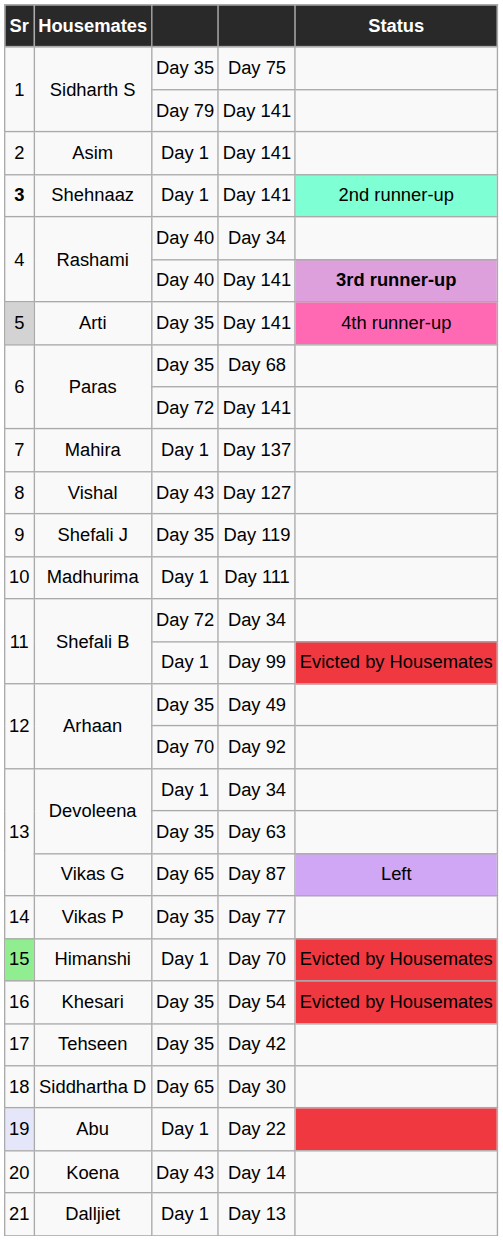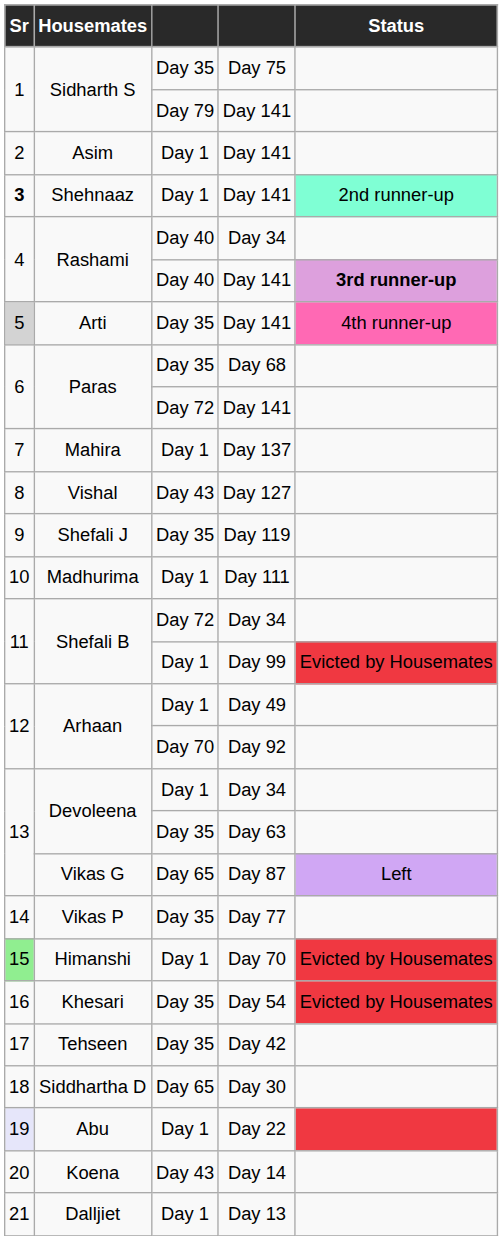(185, 705) Day 35 -> (185, 705) Day 1
